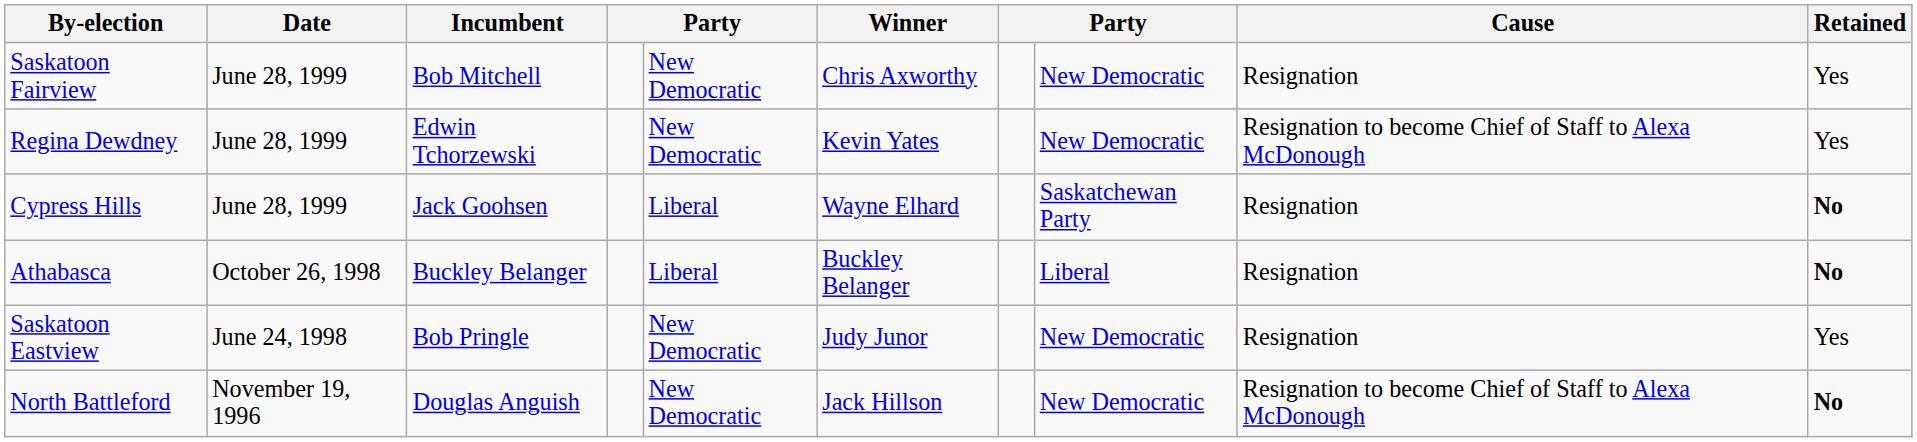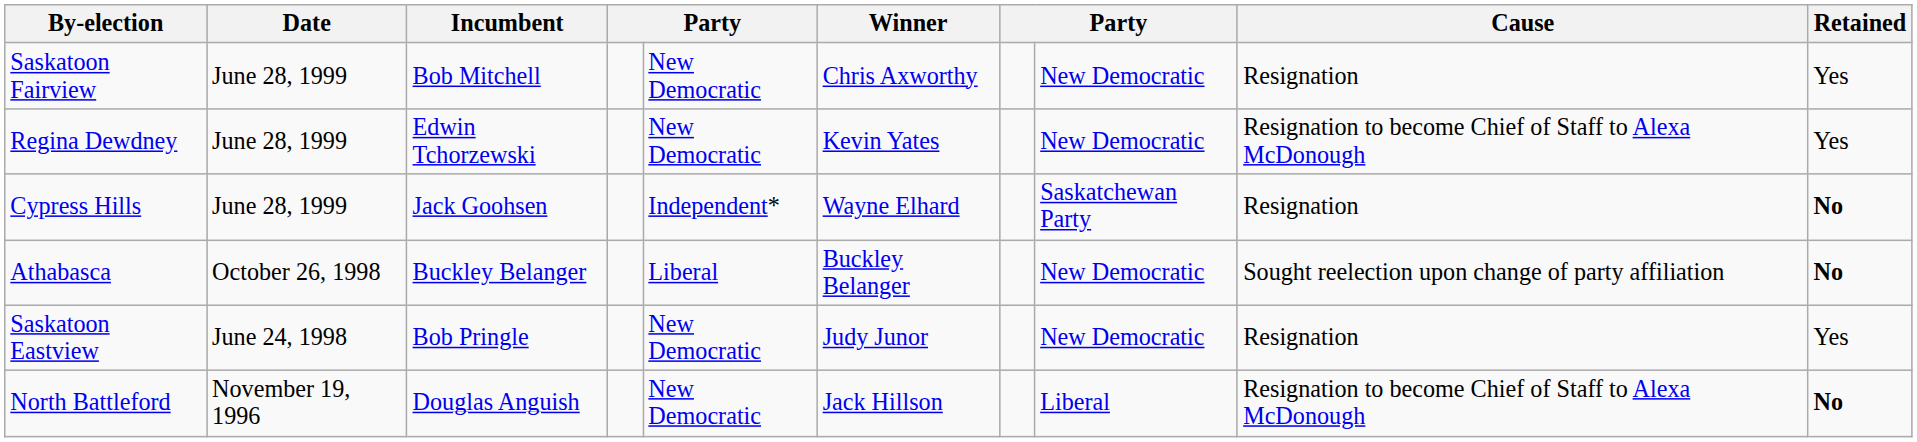(683, 206) Liberal -> (714, 206) Independent*
(1075, 272) Liberal -> (1122, 272) New Democratic
(1301, 272) Resignation -> (1484, 272) Sought reelection upon change of party affiliation
(1122, 403) New Democratic -> (1075, 403) Liberal
